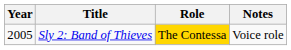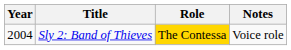(20, 34) 2005 -> (20, 34) 2004
